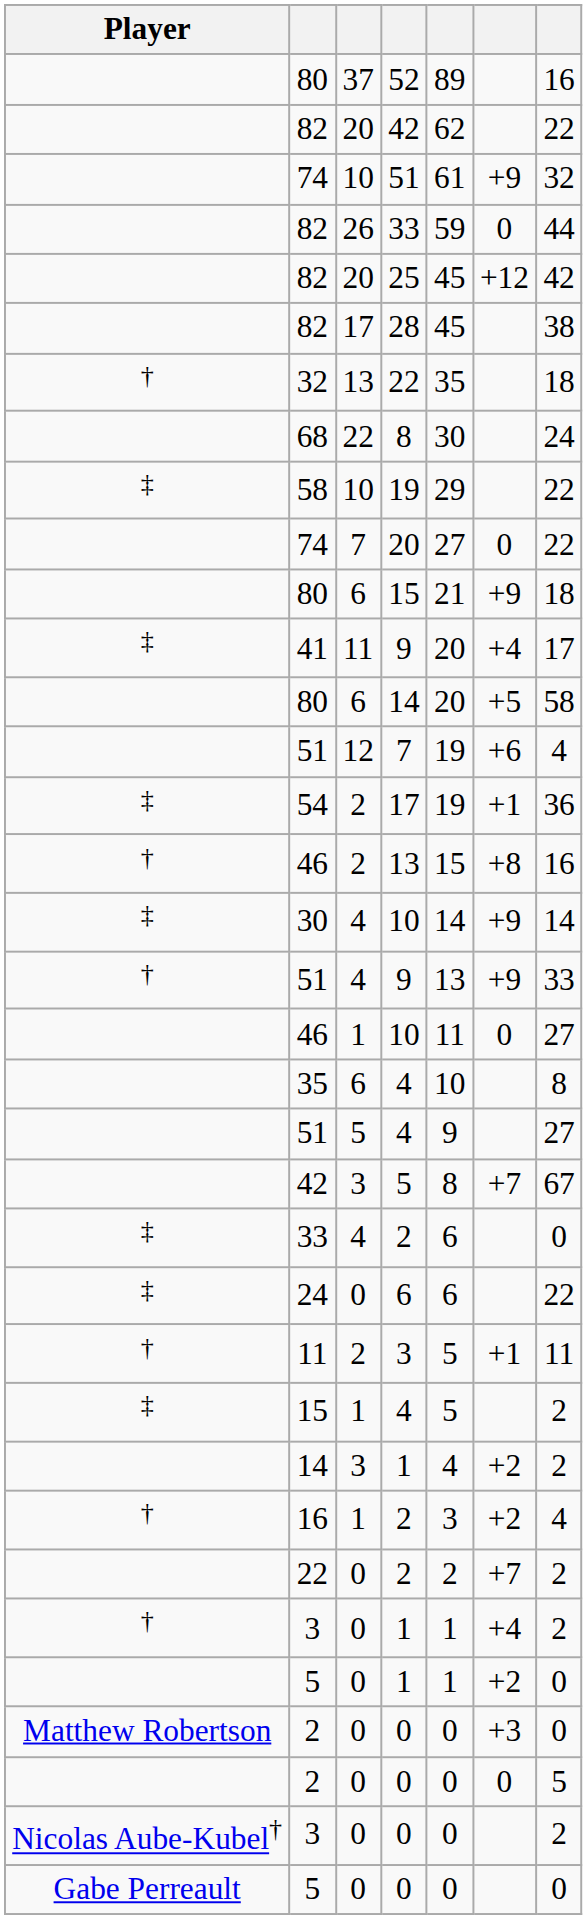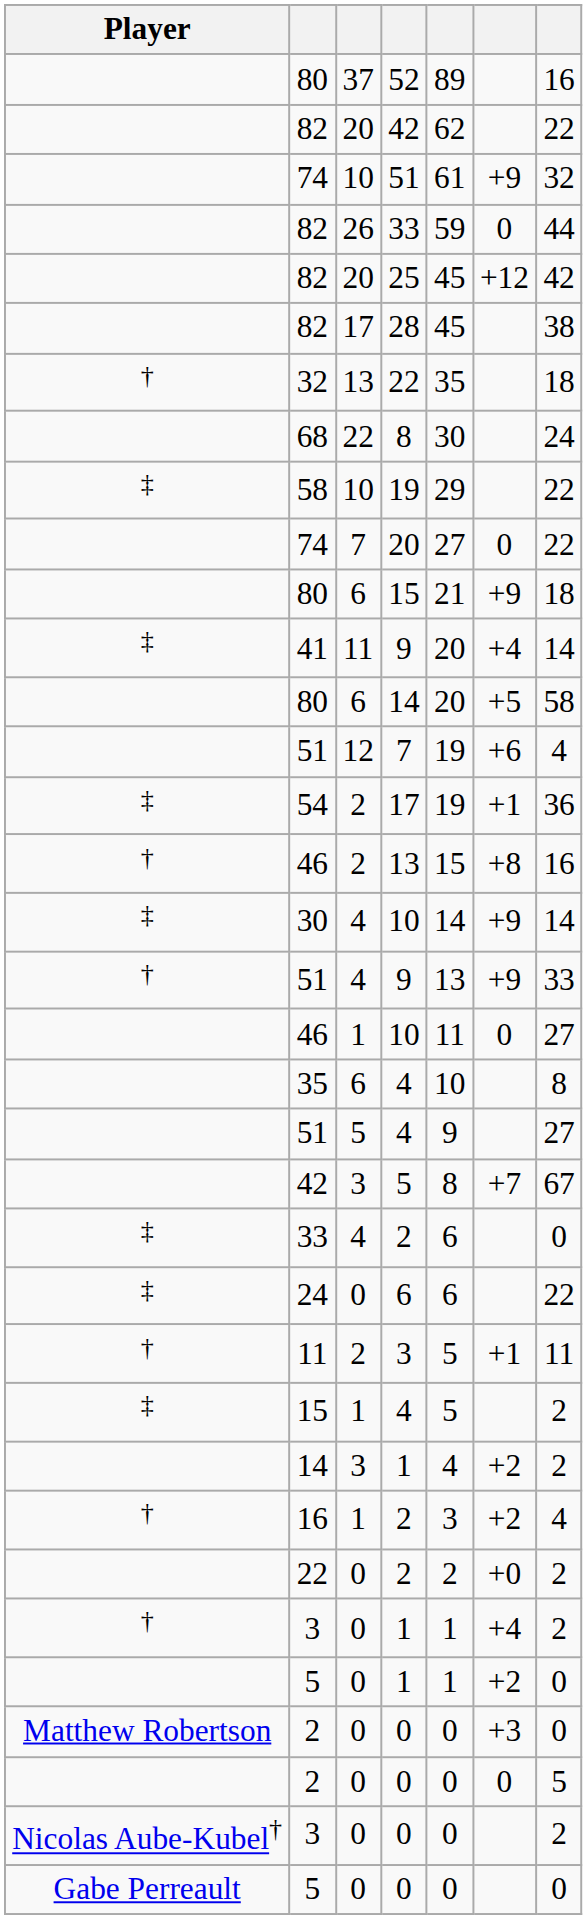(559, 647) 17 -> (559, 647) 14
(504, 1573) +7 -> (504, 1573) +0
